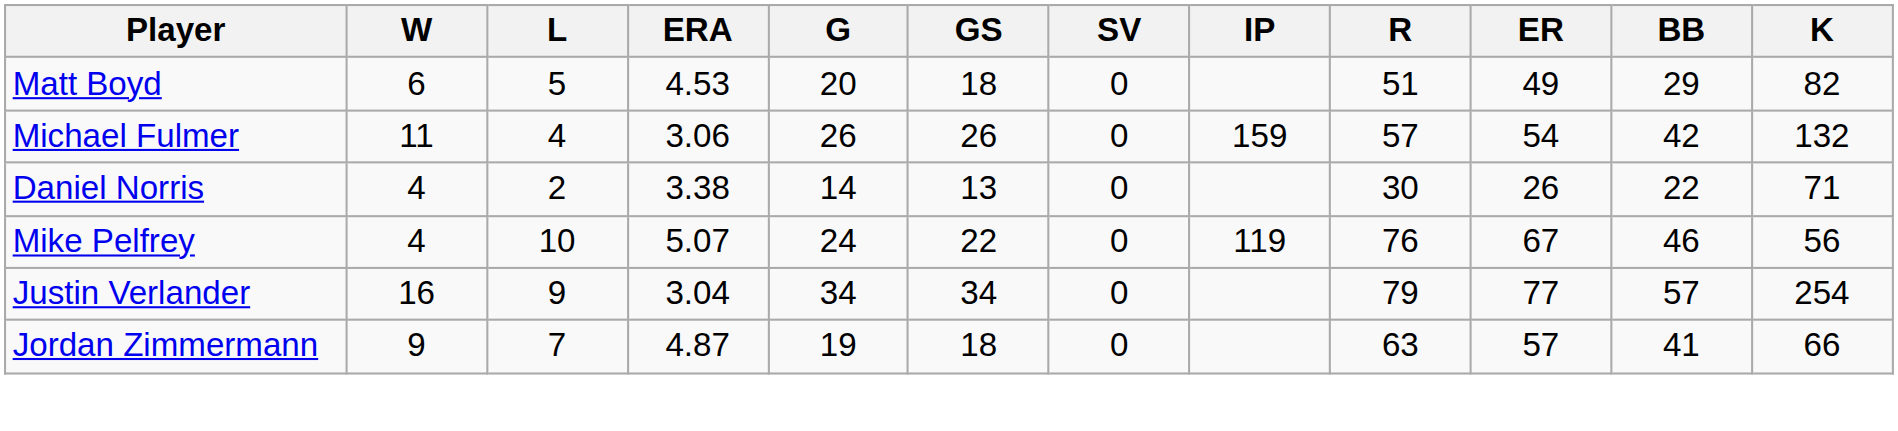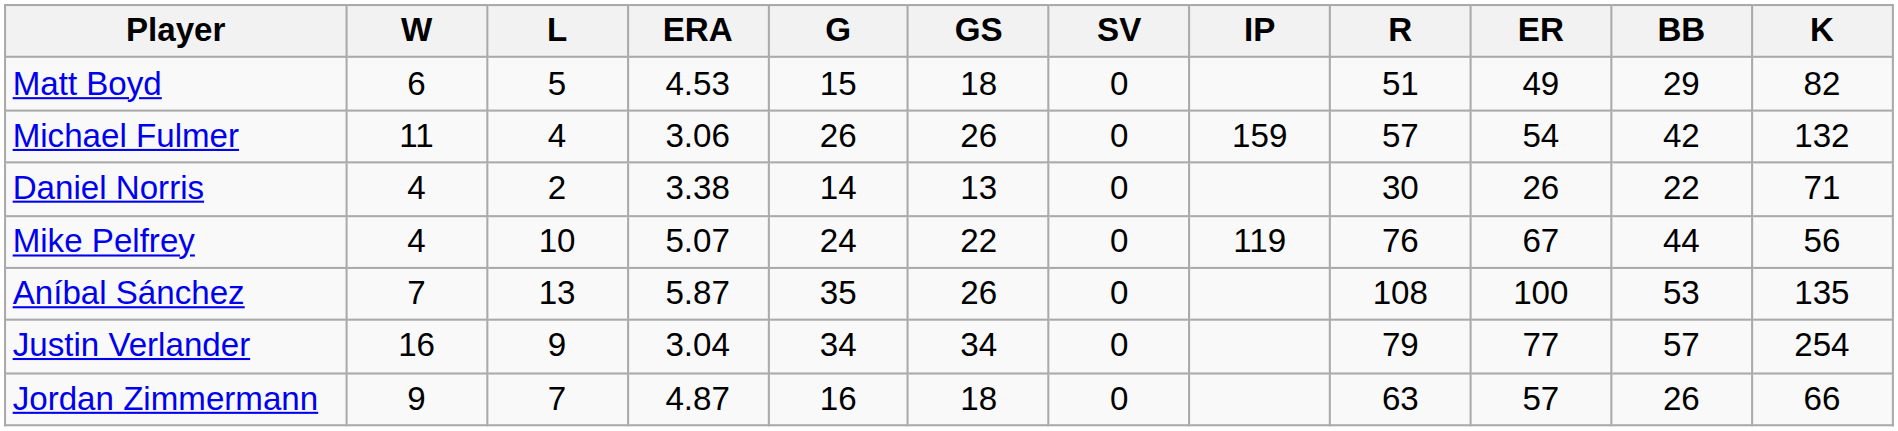(838, 83) 20 -> (838, 83) 15
(1681, 240) 46 -> (1681, 240) 44
+ row: (129, 293)
(838, 345) 19 -> (838, 398) 16
(1681, 345) 41 -> (1681, 398) 26
